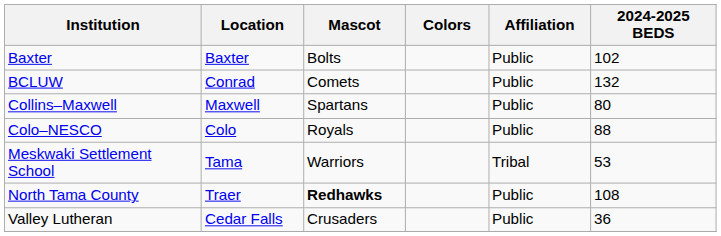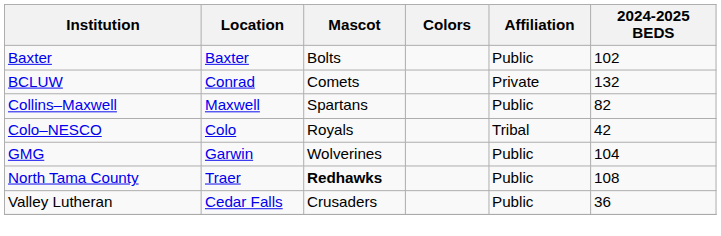(513, 81) Public -> (516, 81) Private
(602, 105) 80 -> (602, 105) 82
(513, 130) Public -> (511, 130) Tribal
(602, 130) 88 -> (602, 130) 42
+ row: (26, 154)
- row: (80, 162)
